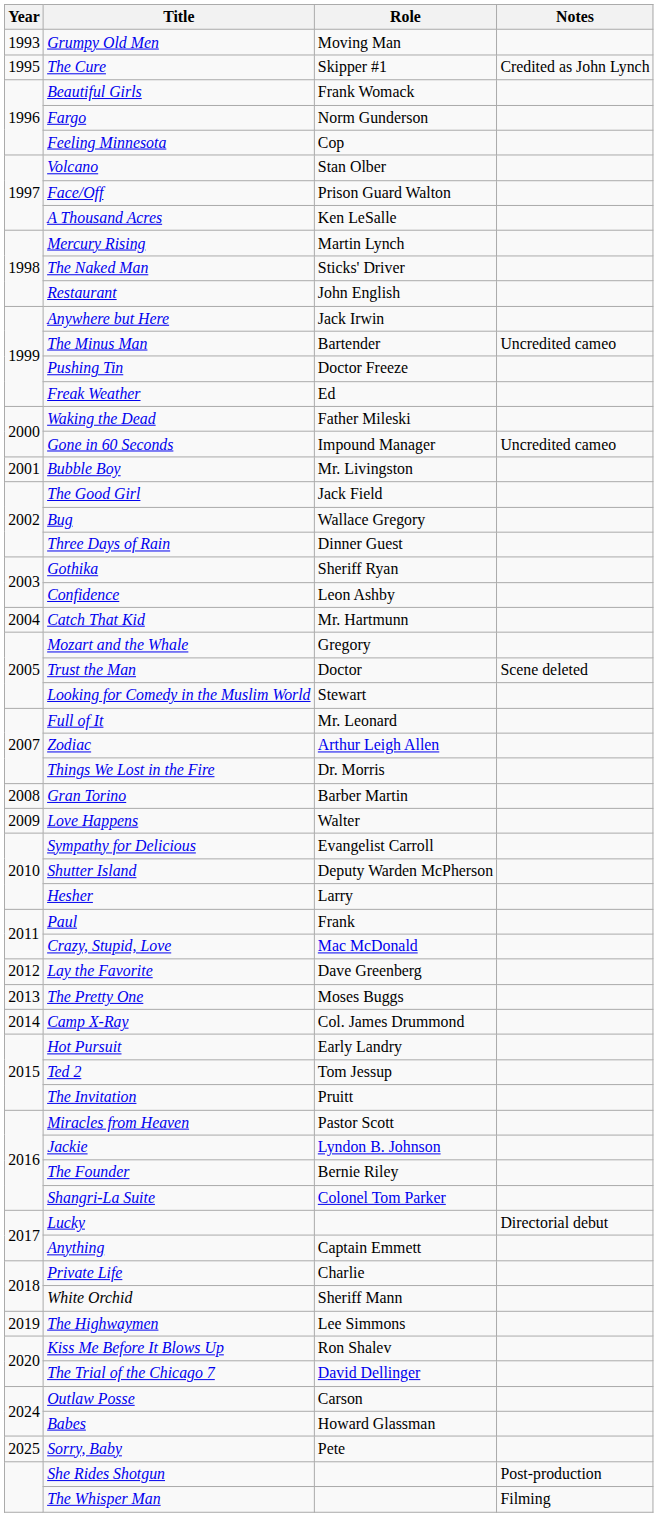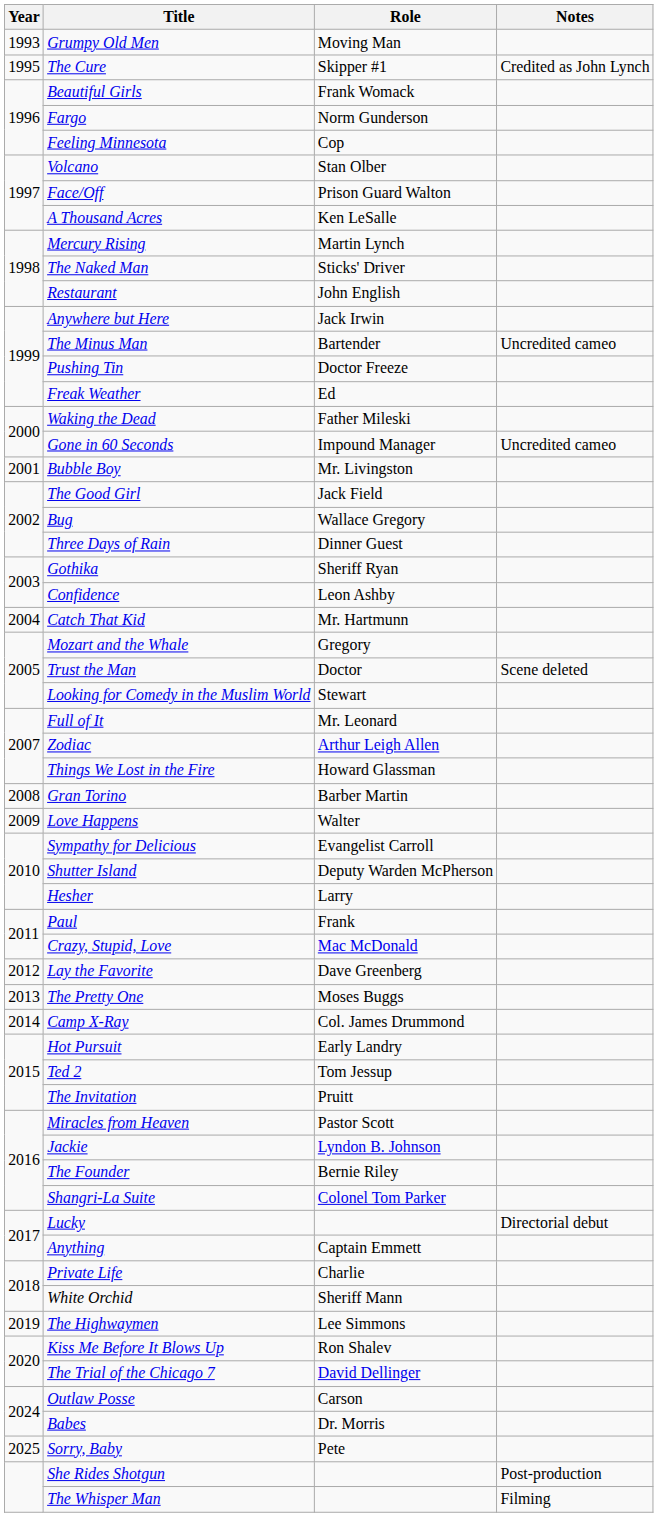(351, 770) Dr. Morris -> (377, 770) Howard Glassman
(377, 1423) Howard Glassman -> (351, 1423) Dr. Morris
